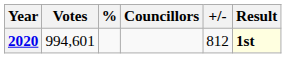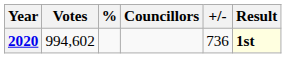(70, 40) 994,601 -> (70, 40) 994,602
(218, 40) 812 -> (218, 40) 736
